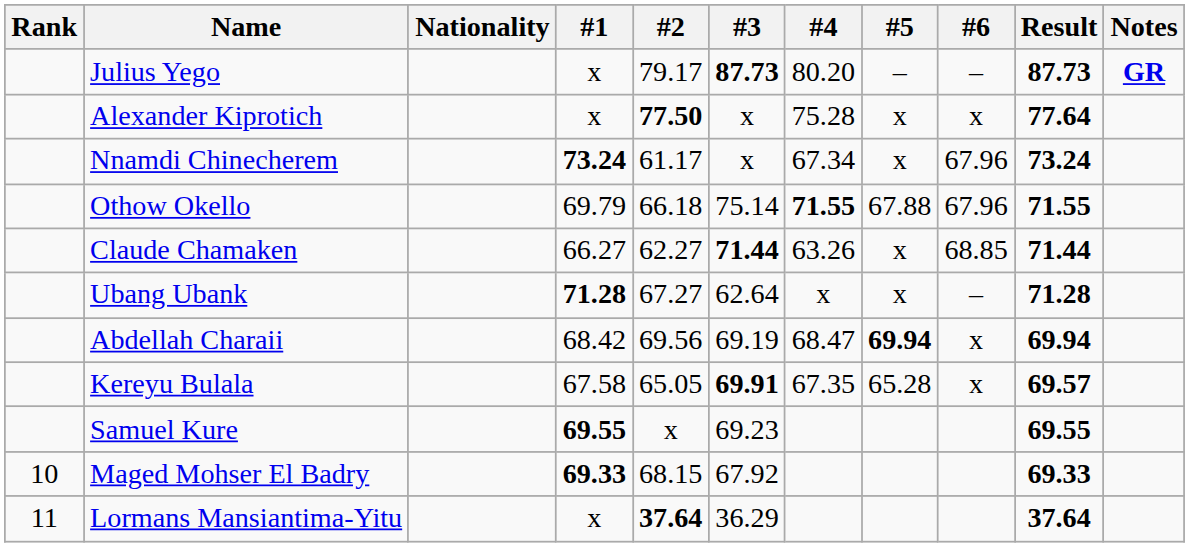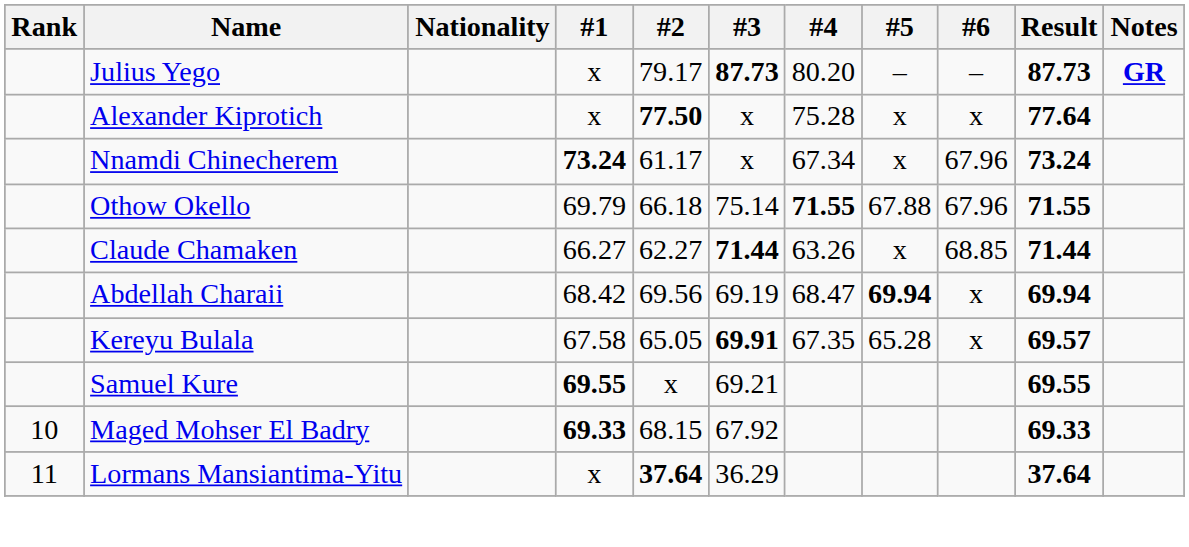- row: (169, 294)
(747, 428) 69.23 -> (747, 384) 69.21
